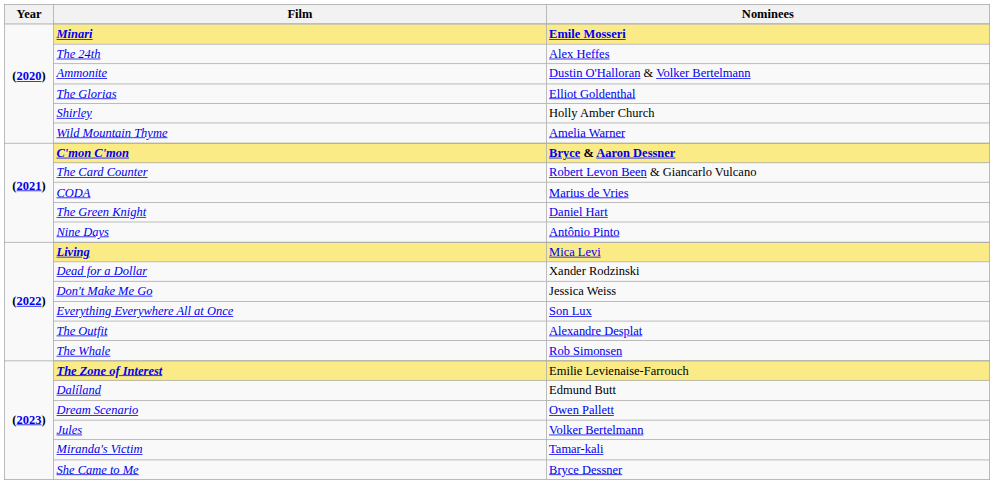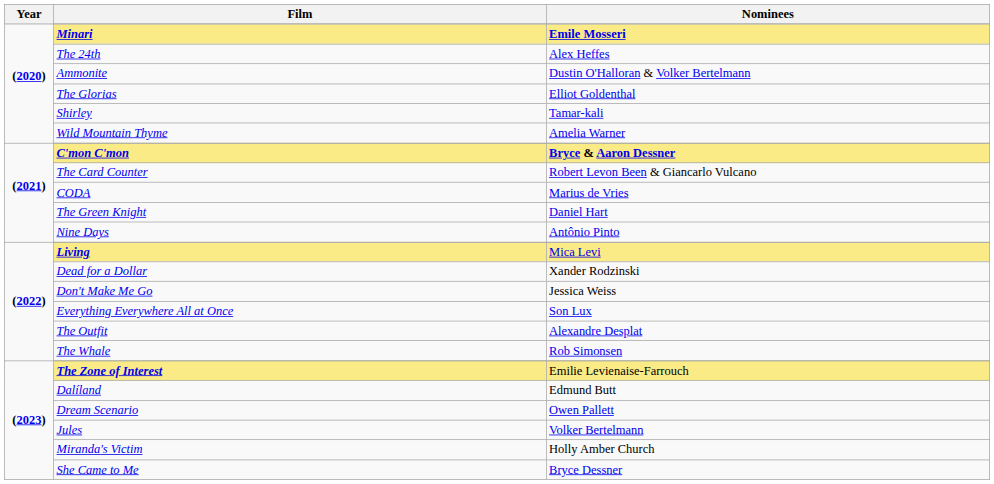(602, 113) Holly Amber Church -> (576, 113) Tamar-kali
(576, 449) Tamar-kali -> (602, 449) Holly Amber Church
